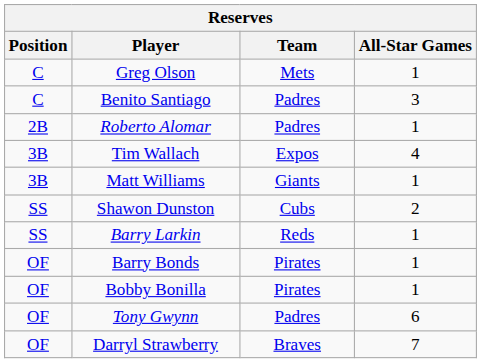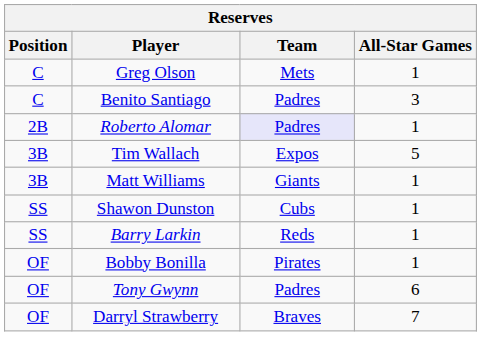(297, 126) no background -> (297, 126) lavender background
(415, 153) 4 -> (415, 153) 5
(415, 208) 2 -> (415, 208) 1
- row: (156, 262)
